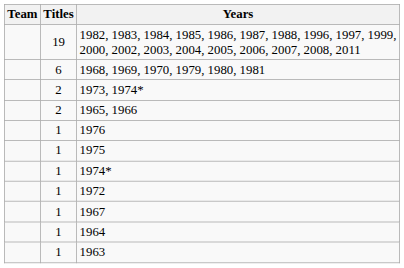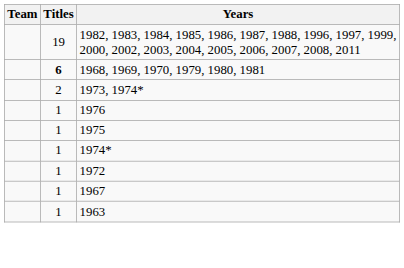(59, 69) normal -> (59, 69) bold
- row: (108, 110)
- row: (92, 232)
